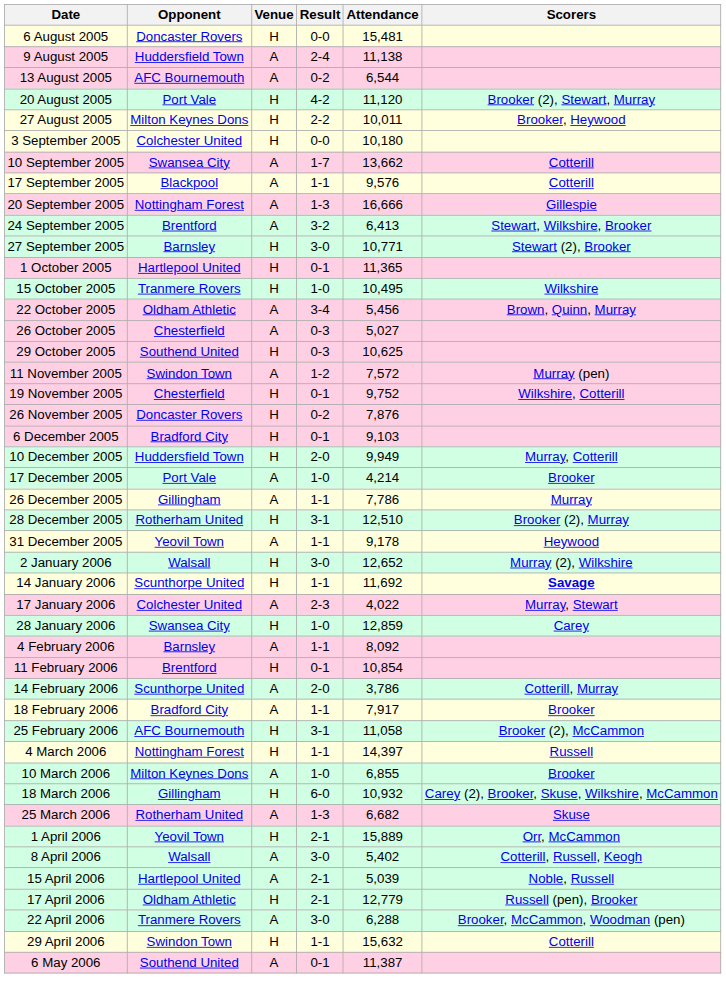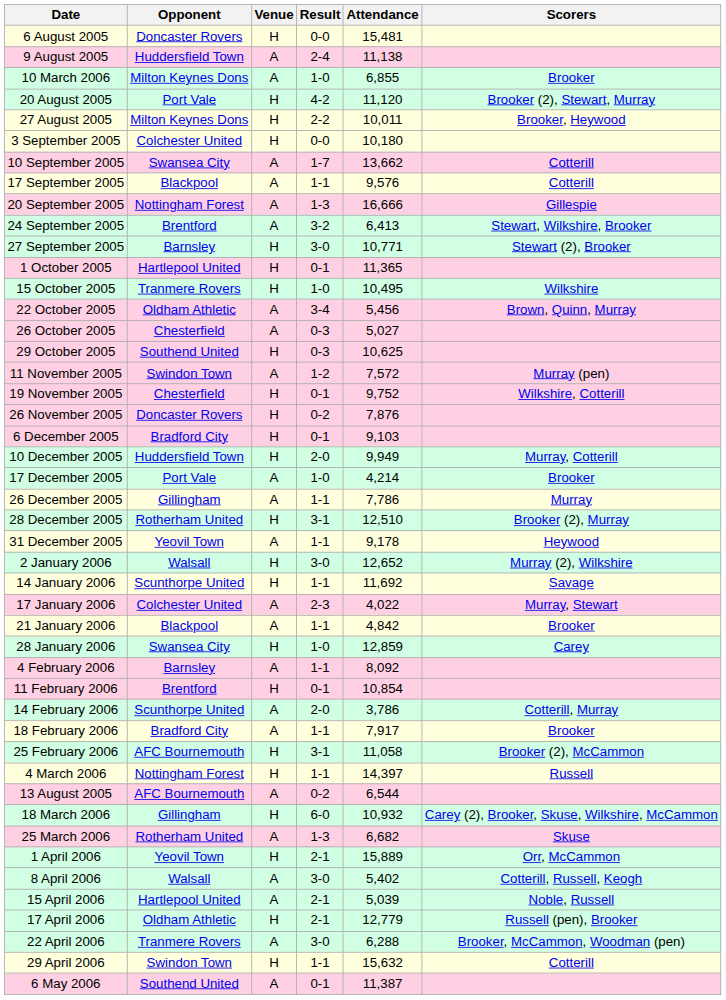rows swapped: (66, 78) <-> (66, 773)
(571, 583) bold -> (571, 583) normal
+ row: (66, 625)
